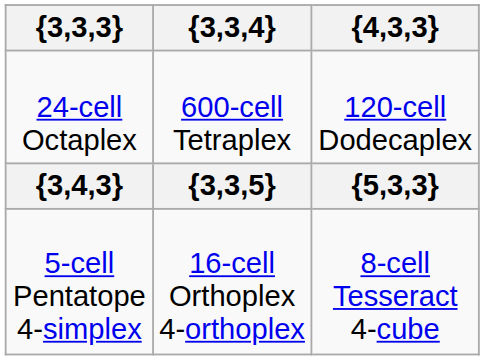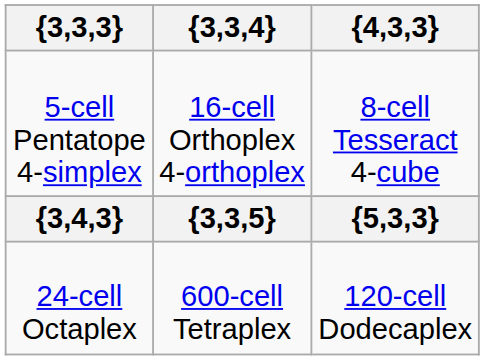rows swapped: (79, 297) <-> (79, 123)
